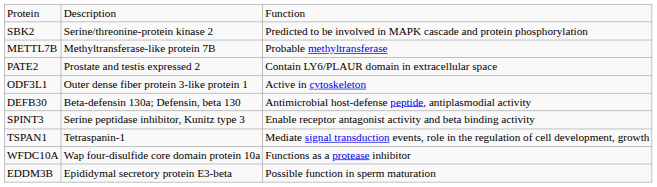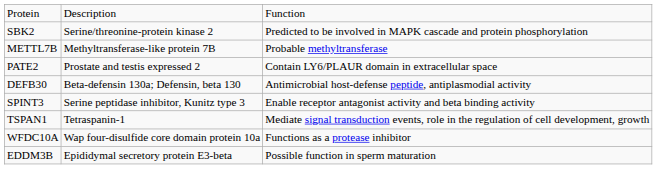- row: (27, 84)
